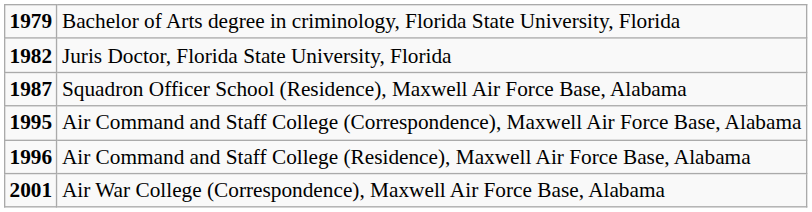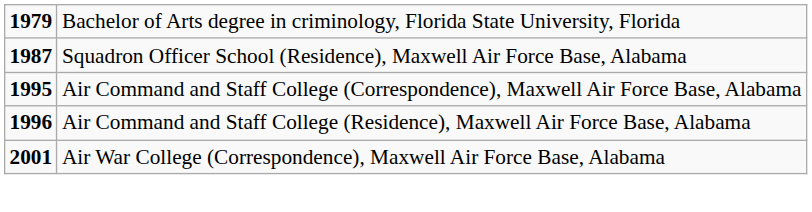- row: (257, 55)
